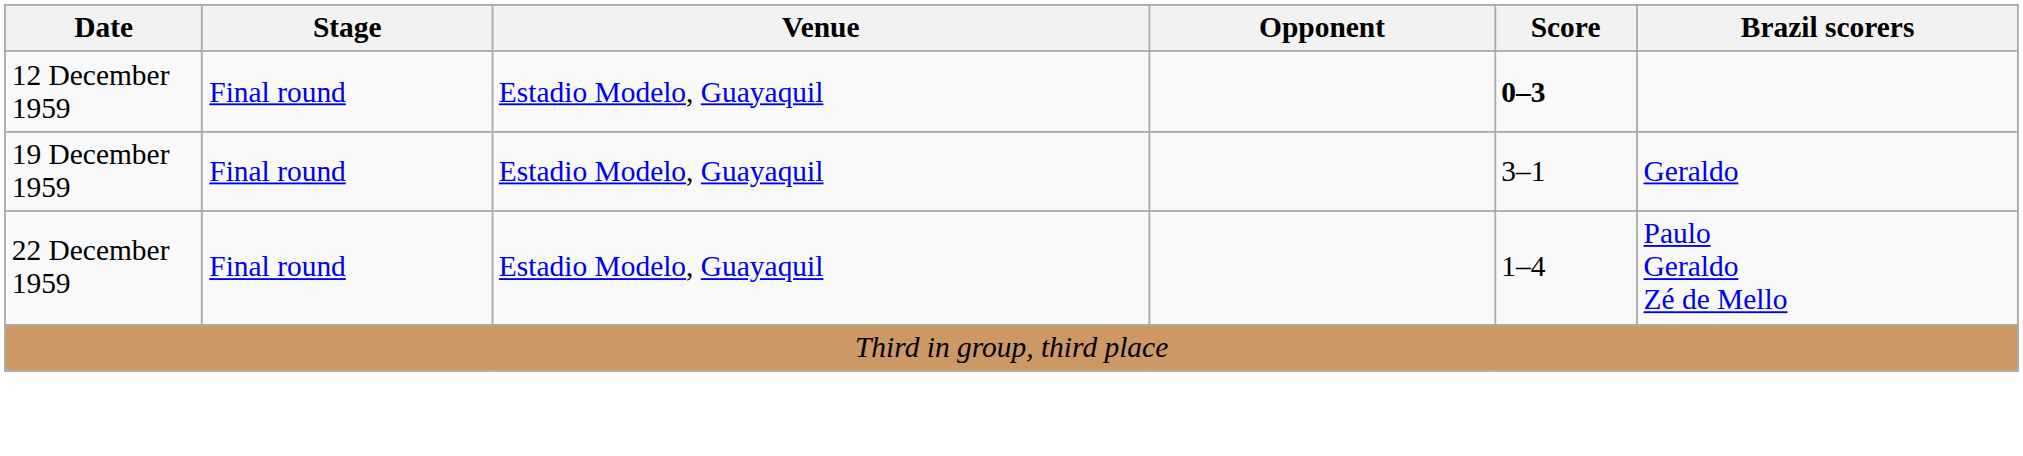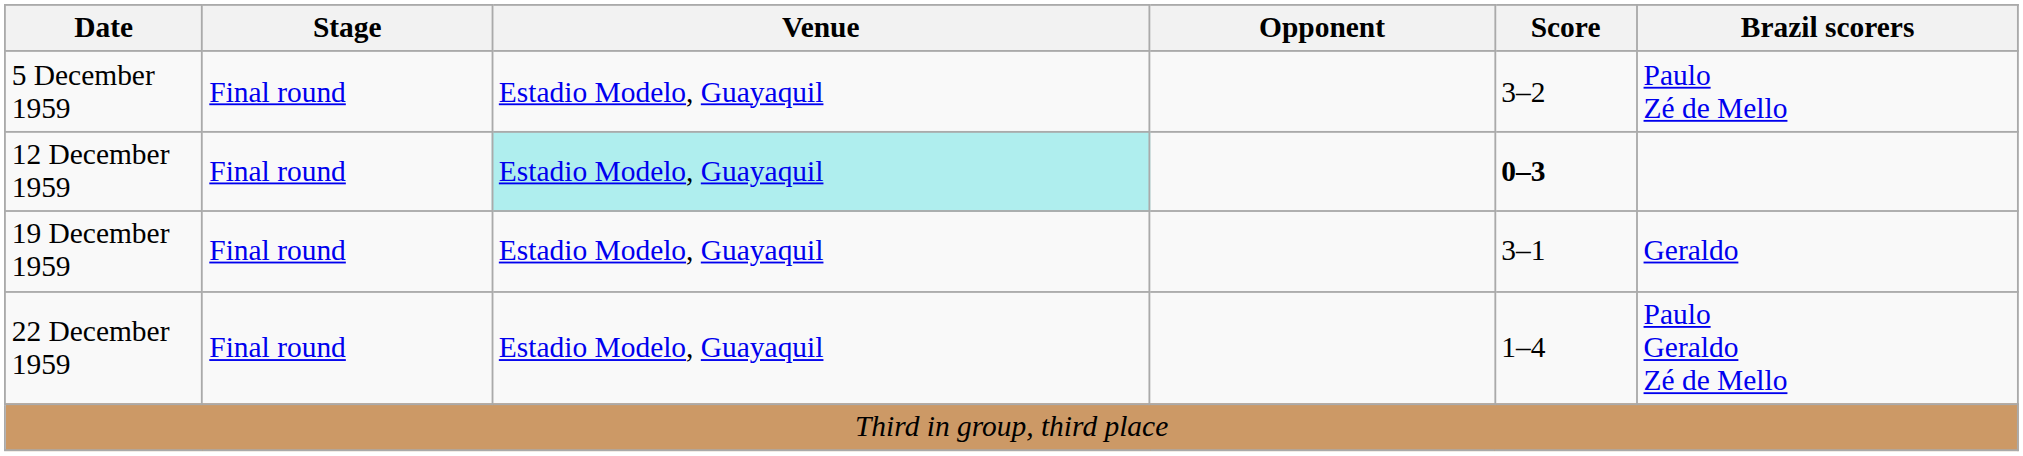+ row: (83, 91)
(661, 91) no background -> (661, 170) paleturquoise background
